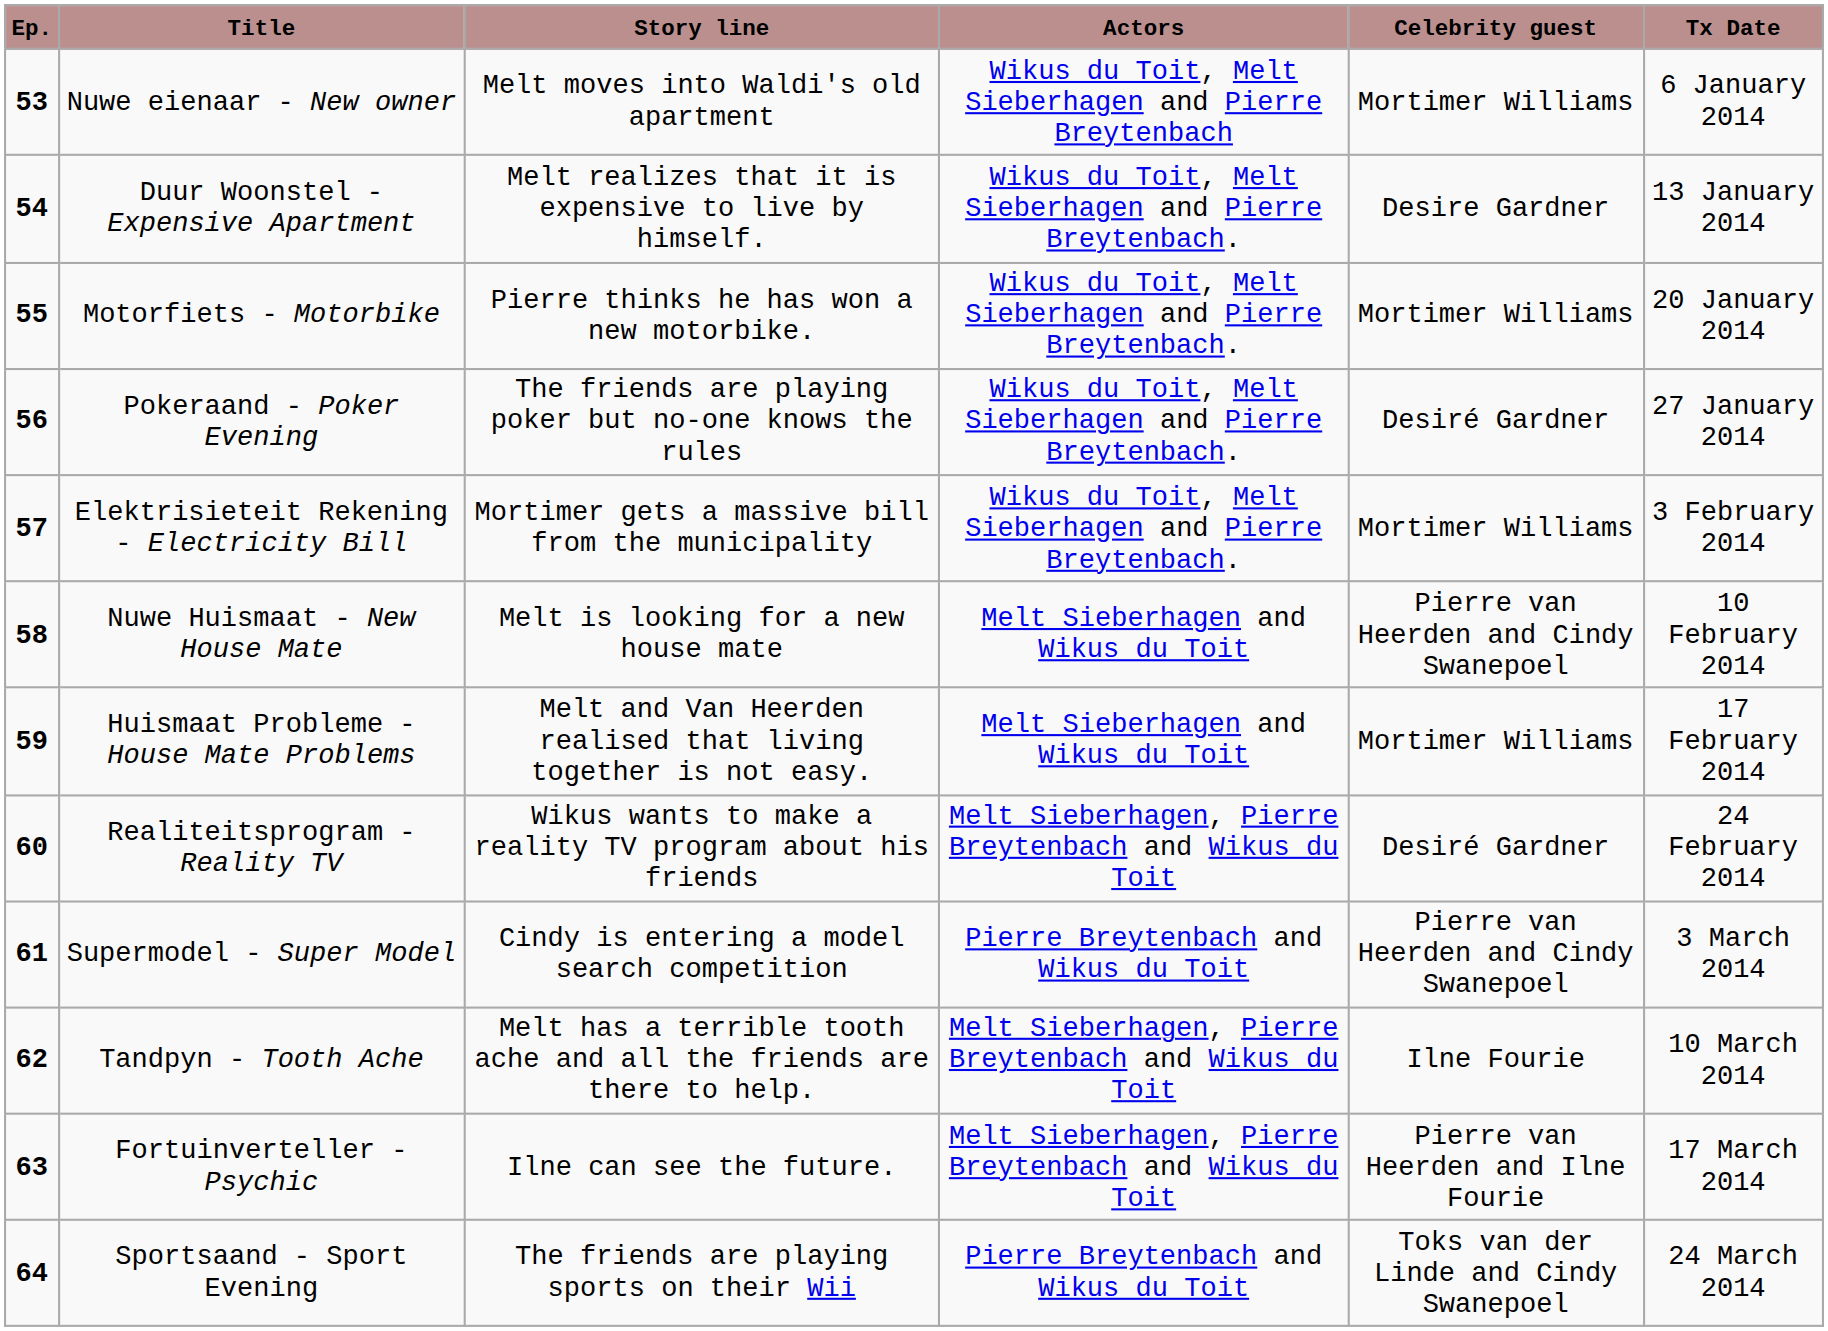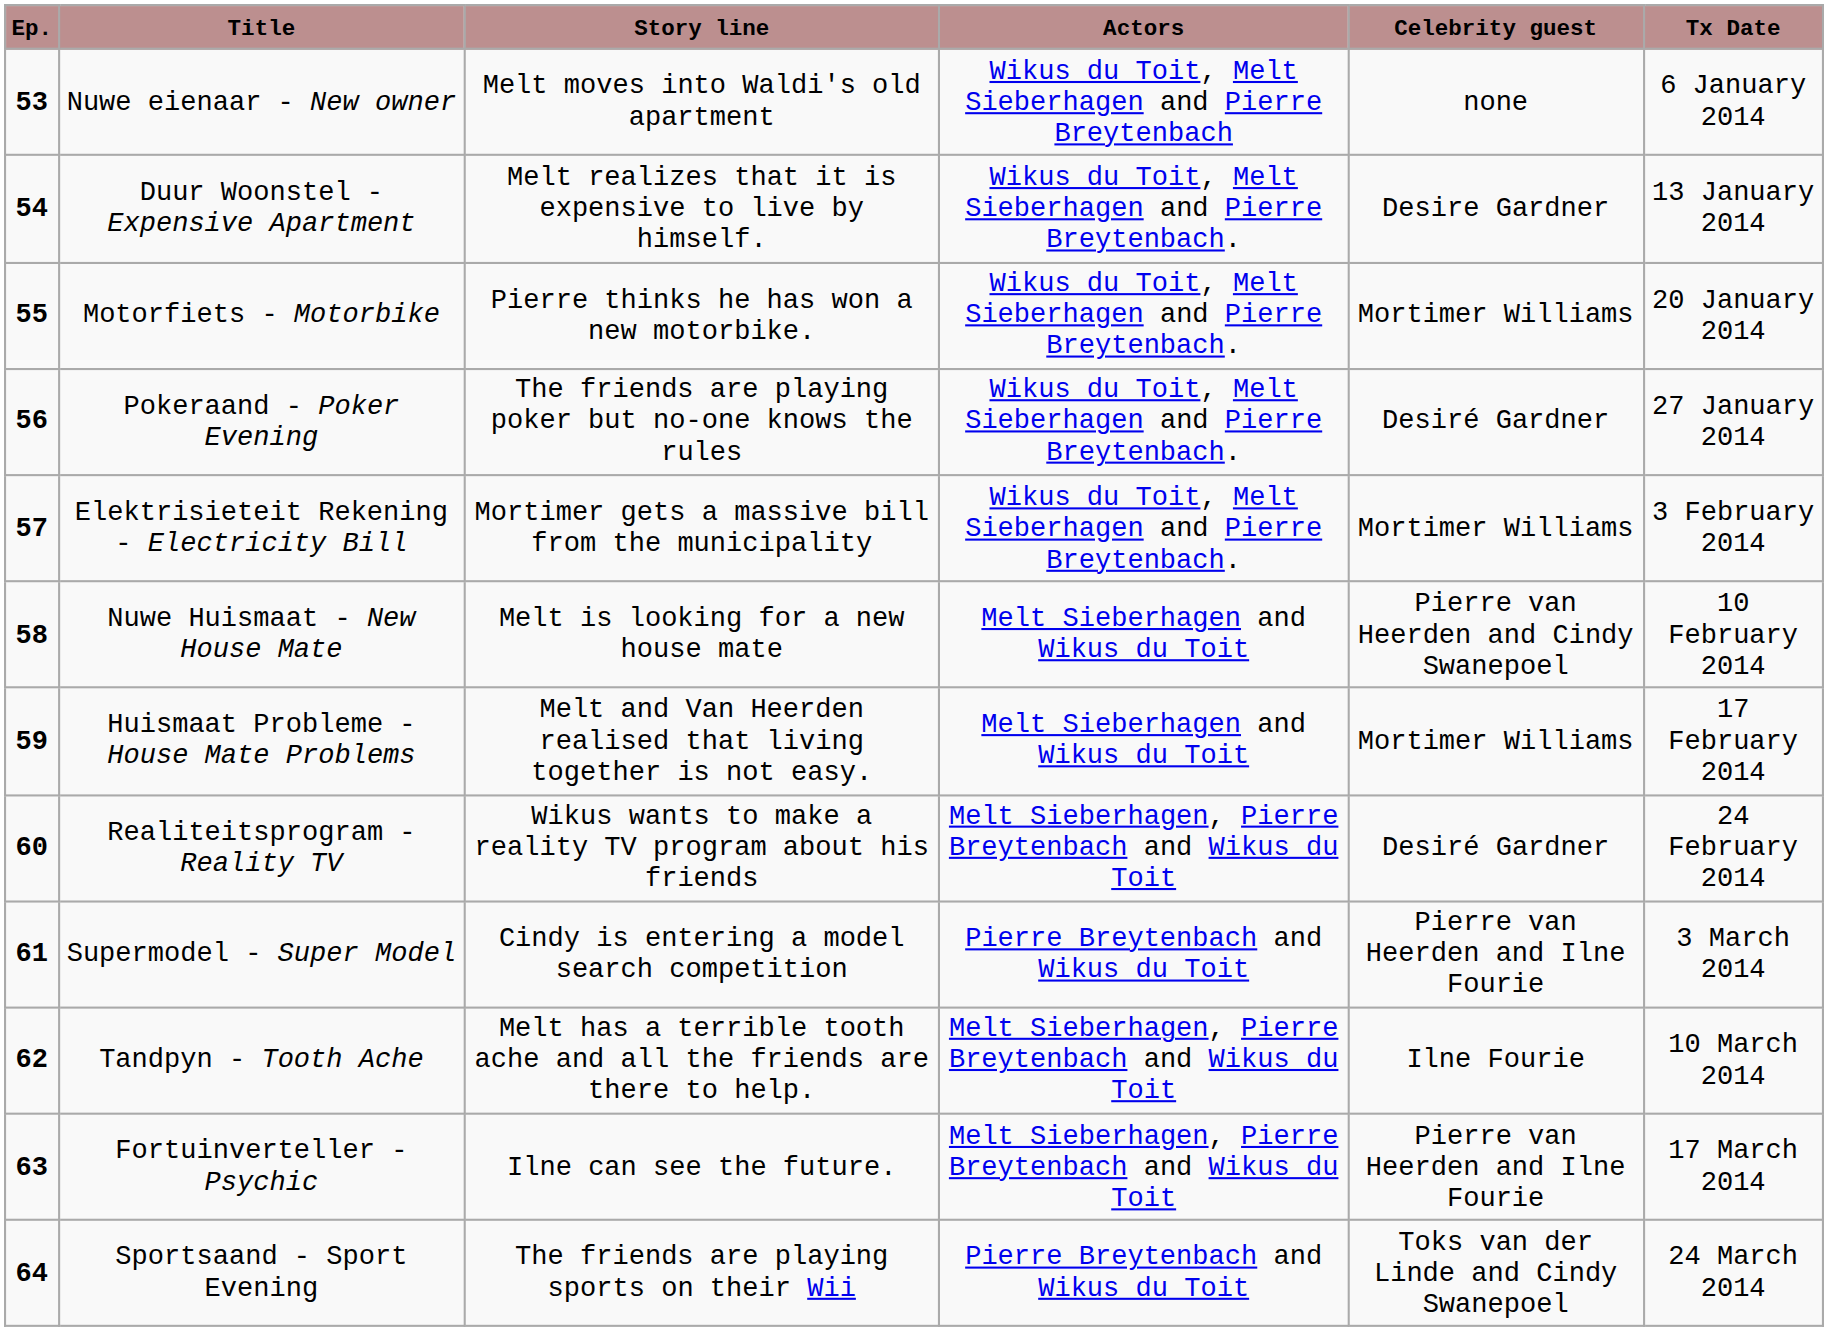(1496, 102) Mortimer Williams -> (1496, 102) none
(1496, 954) Pierre van Heerden and Cindy Swanepoel -> (1496, 954) Pierre van Heerden and Ilne Fourie
